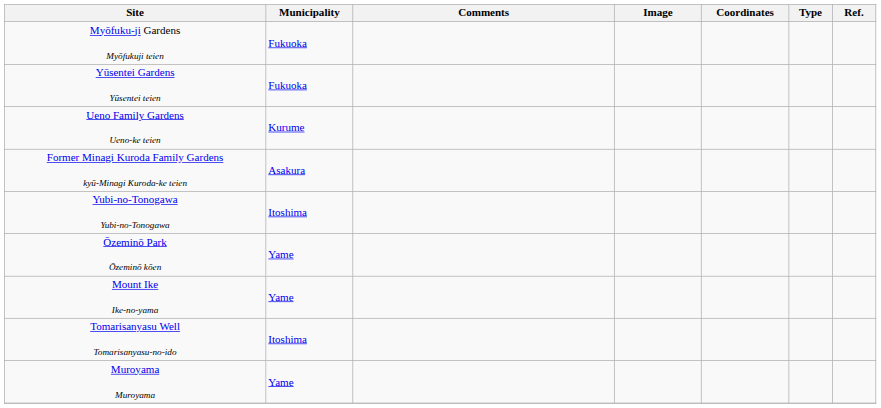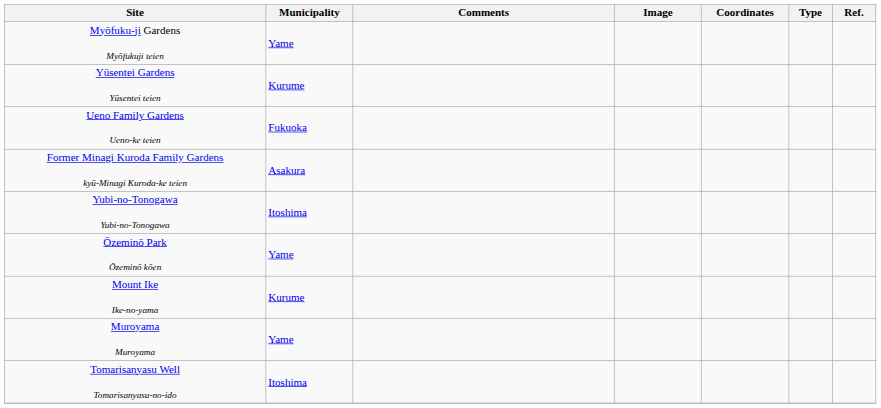(288, 43) Fukuoka -> (281, 43) Yame
(288, 85) Fukuoka -> (286, 85) Kurume
(286, 127) Kurume -> (288, 127) Fukuoka
(281, 297) Yame -> (286, 297) Kurume
rows swapped: (135, 381) <-> (135, 339)
